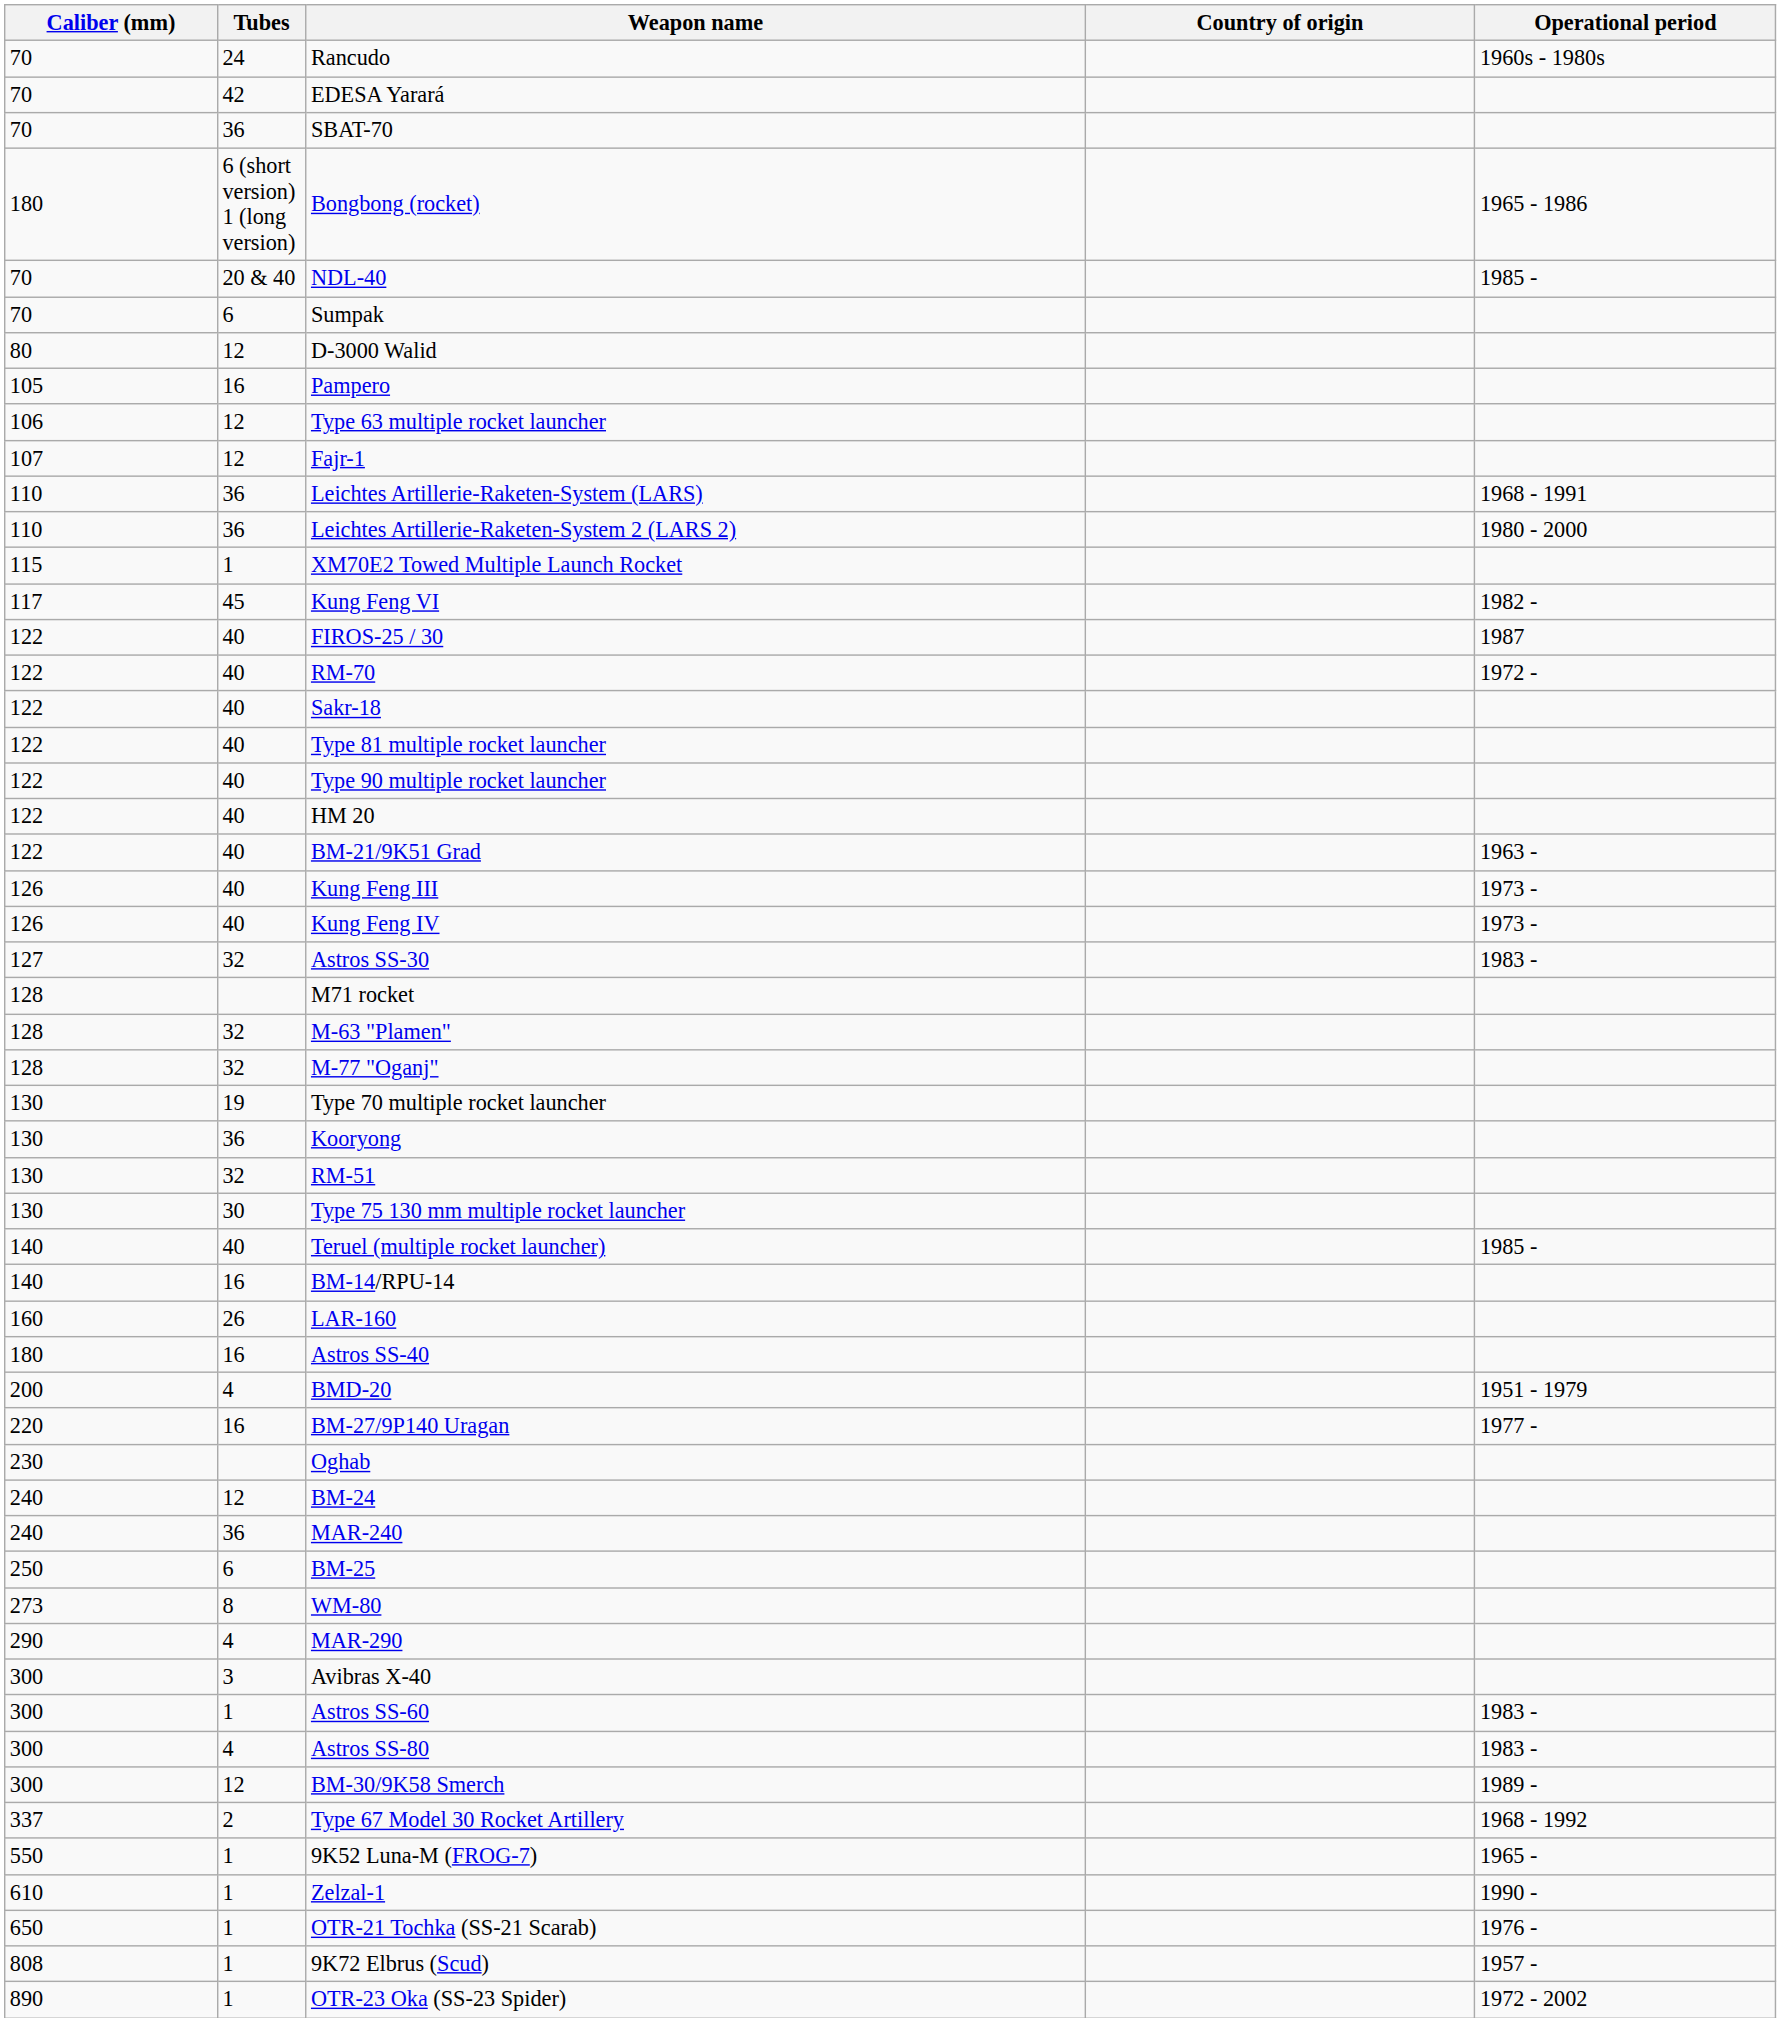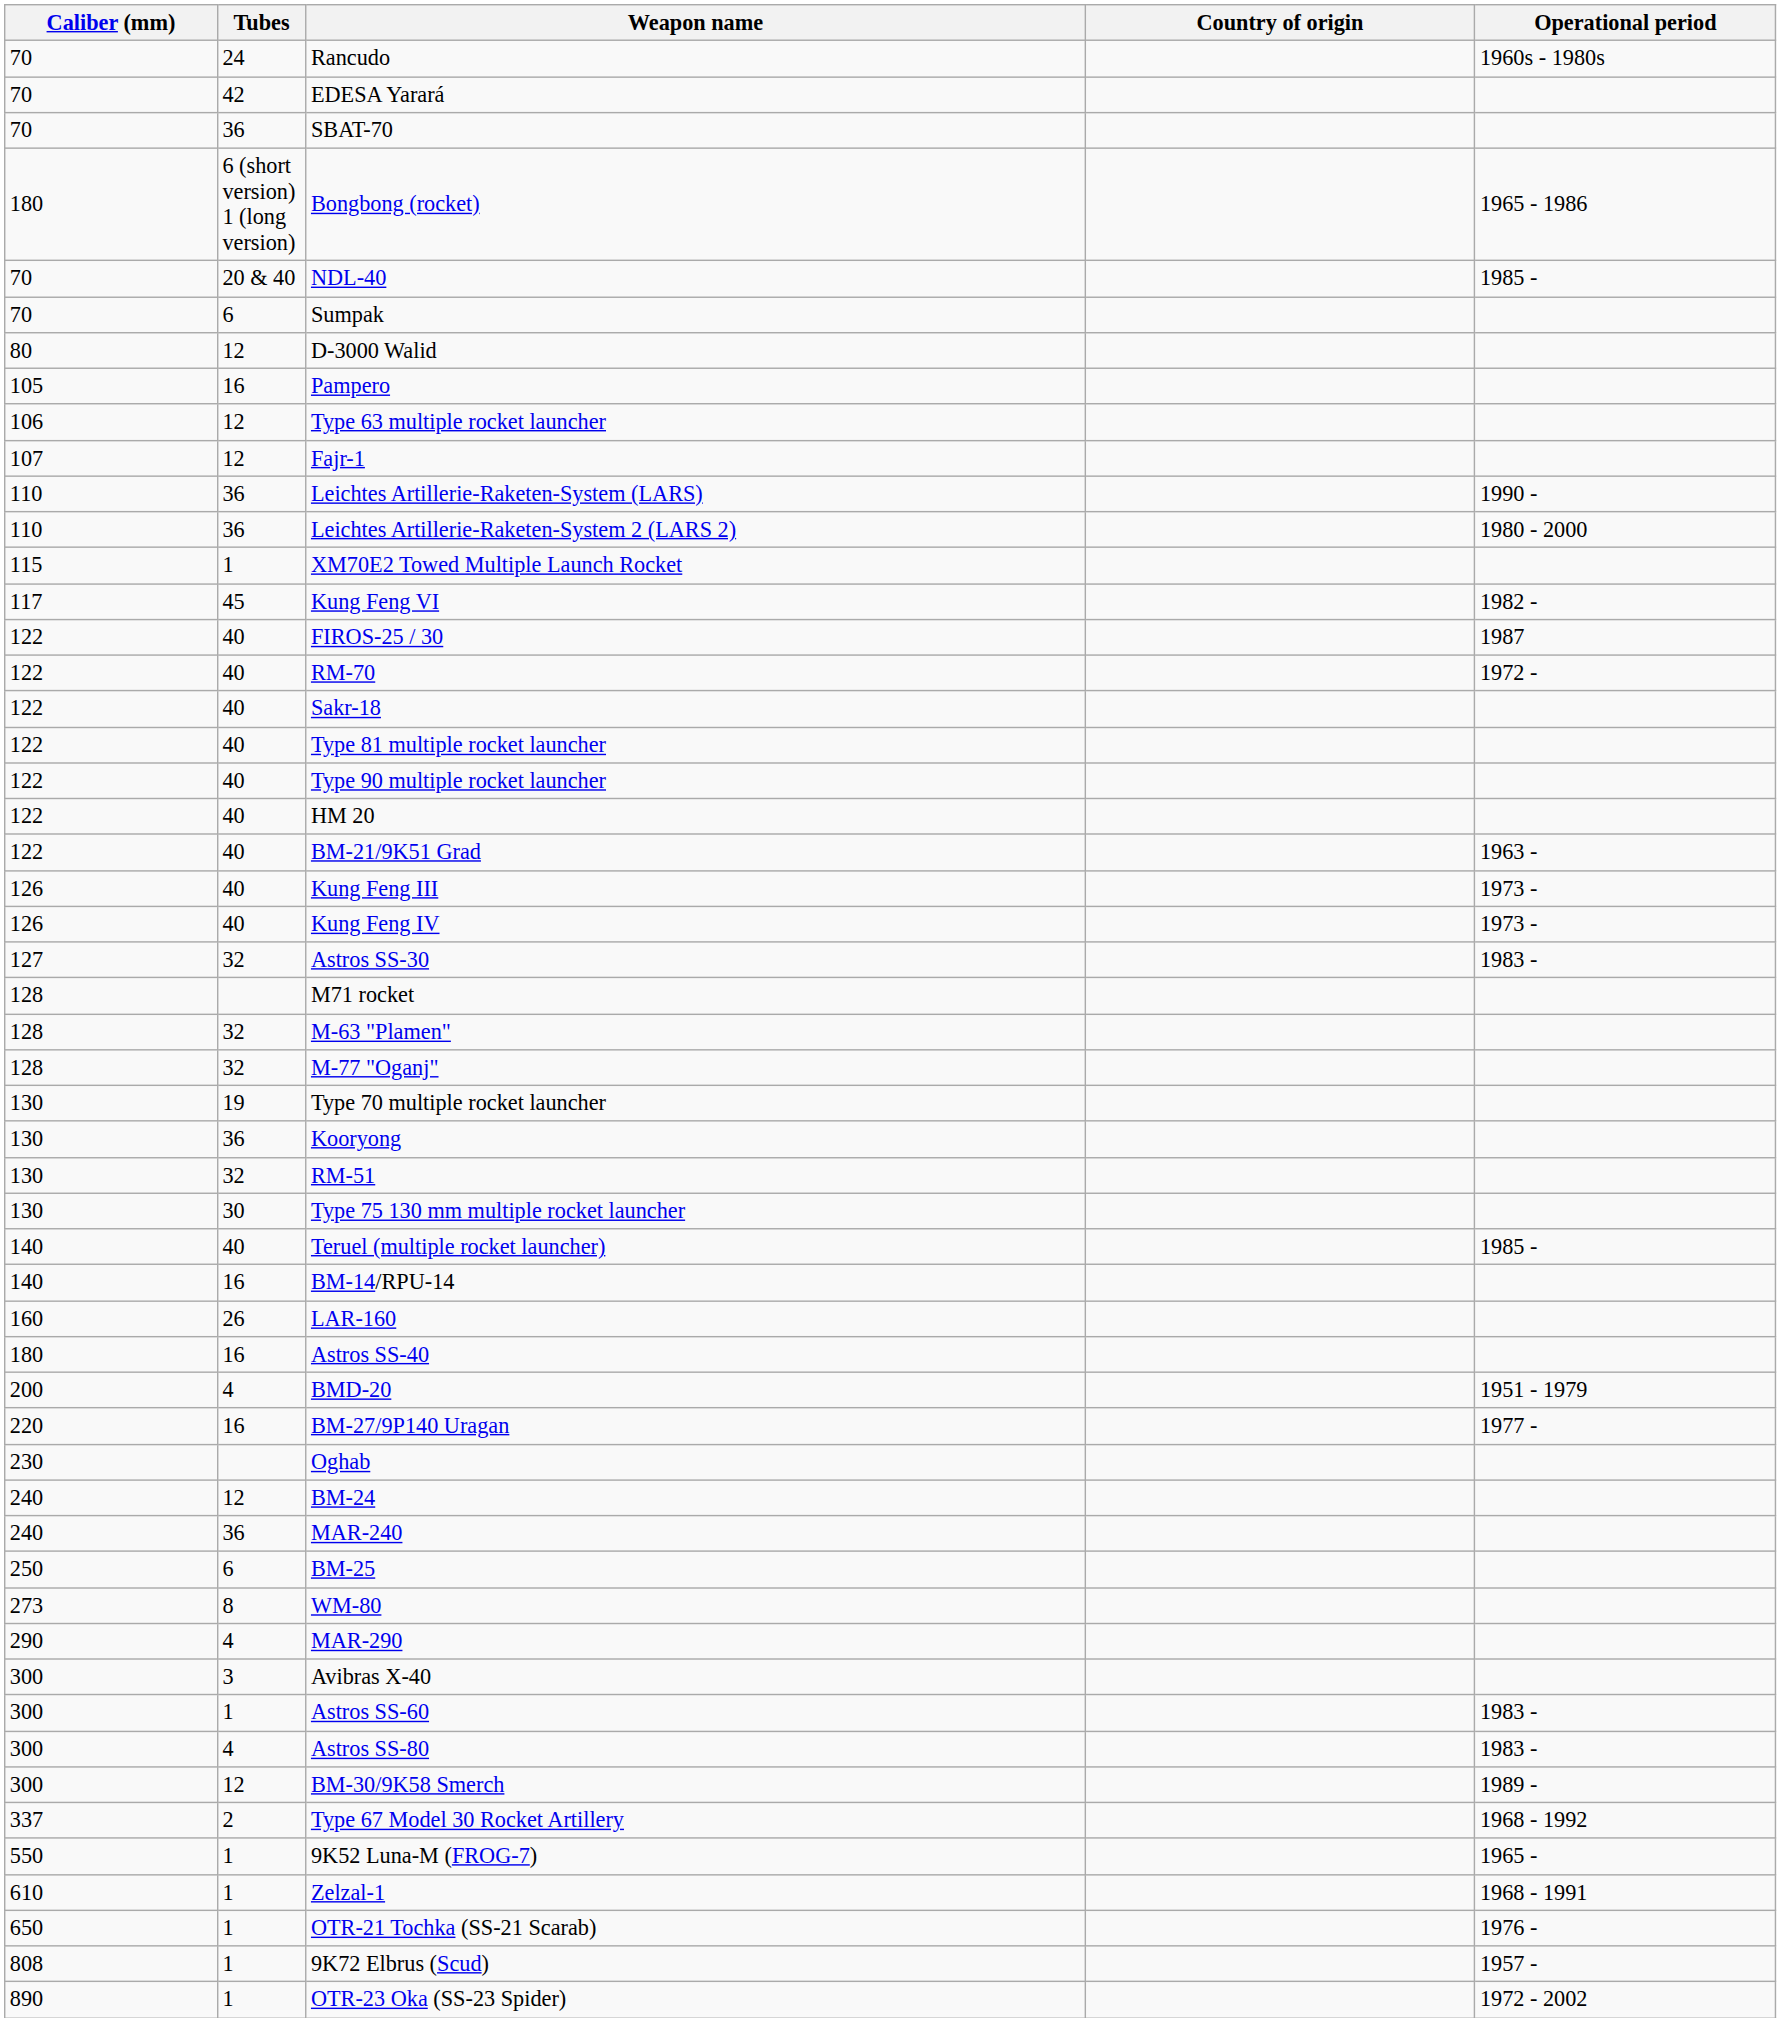(1534, 493) 1968 - 1991 -> (1509, 493) 1990 -
(1509, 1891) 1990 - -> (1534, 1891) 1968 - 1991
